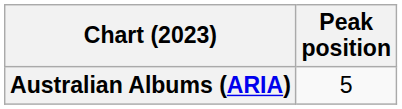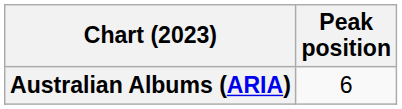(346, 85) 5 -> (346, 85) 6
